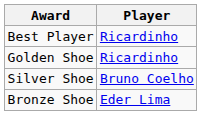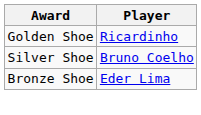- row: (51, 36)
